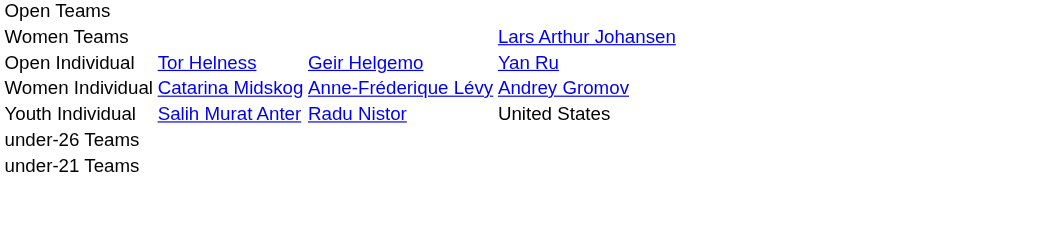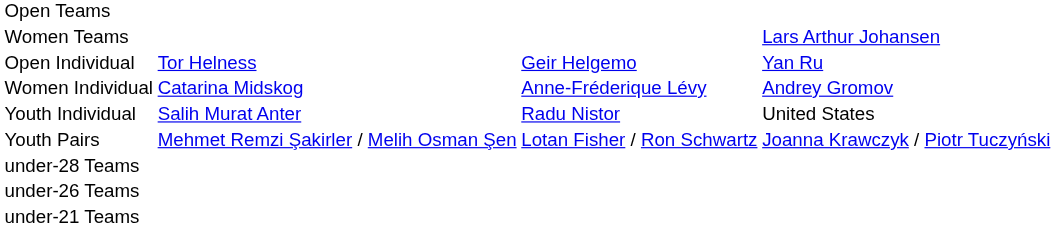+ row: (52, 139)
+ row: (72, 165)
